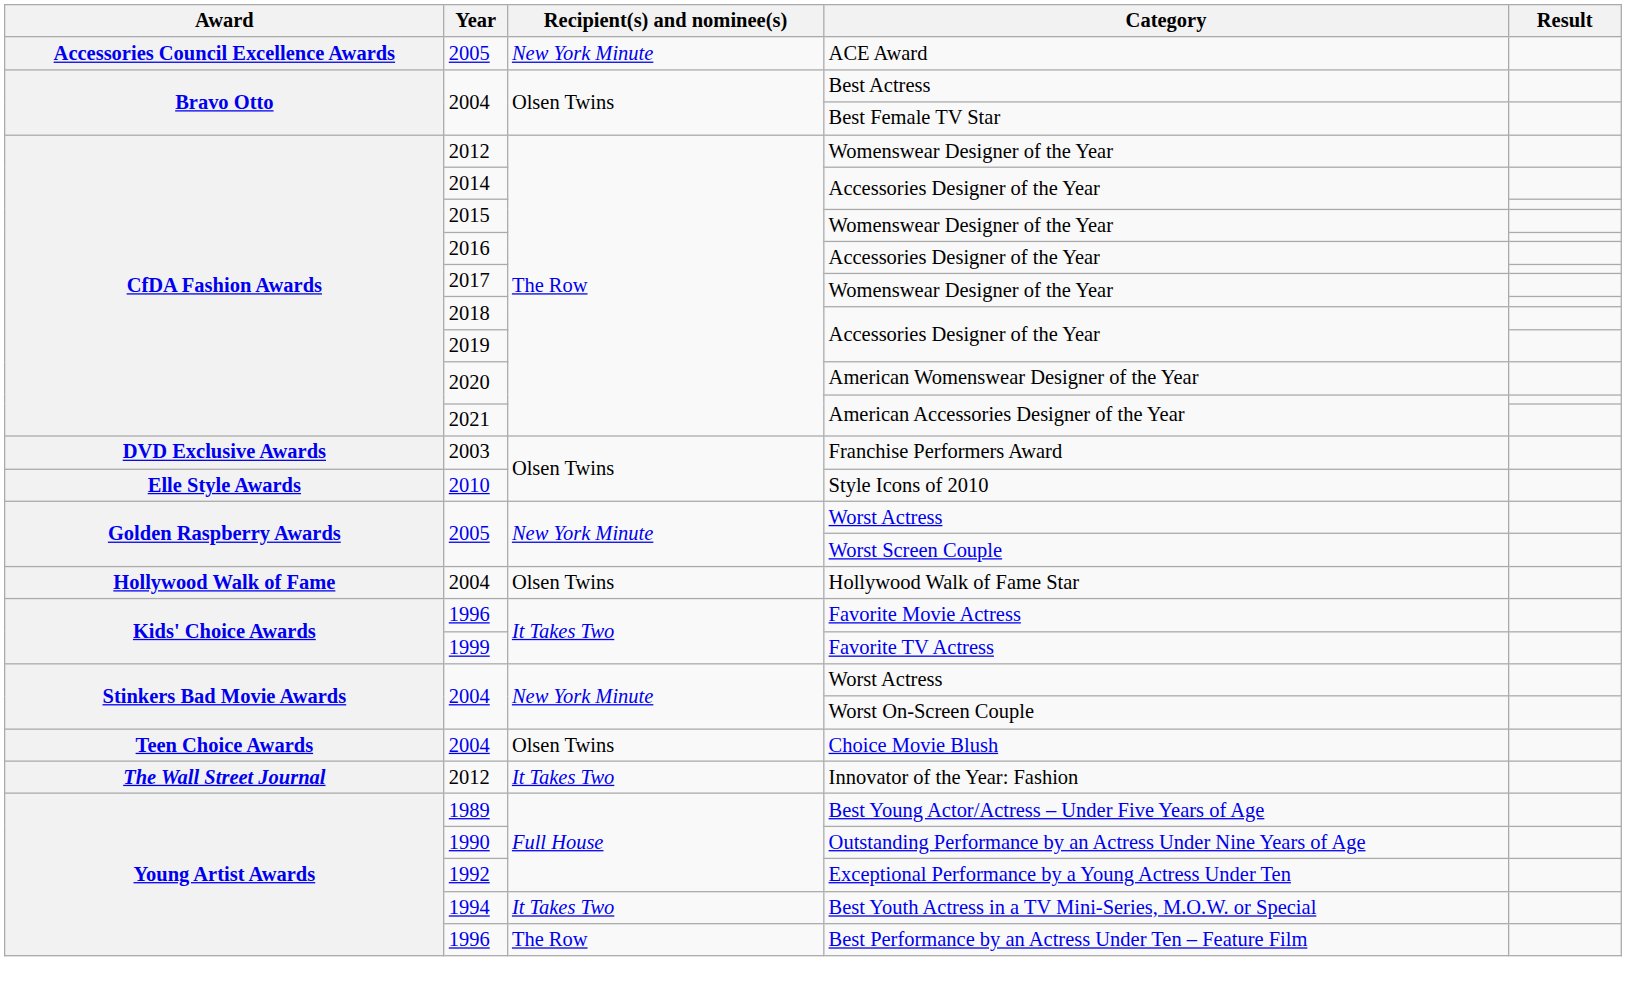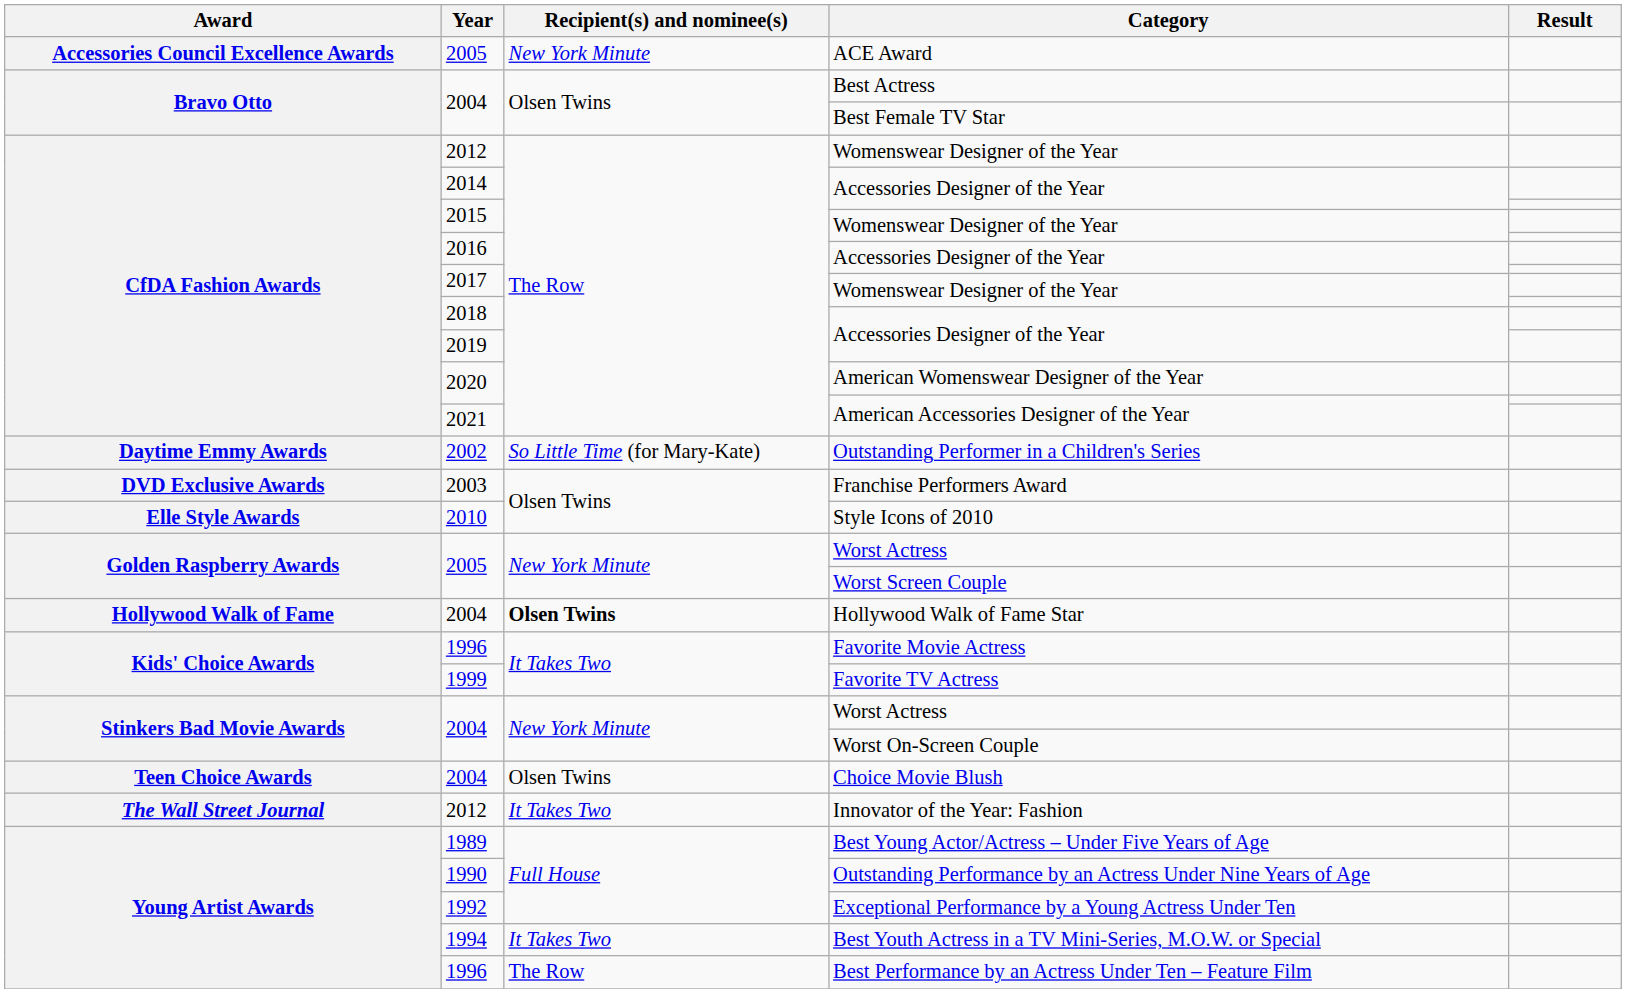+ row: (466, 452)
(563, 582) normal -> (562, 614) bold
